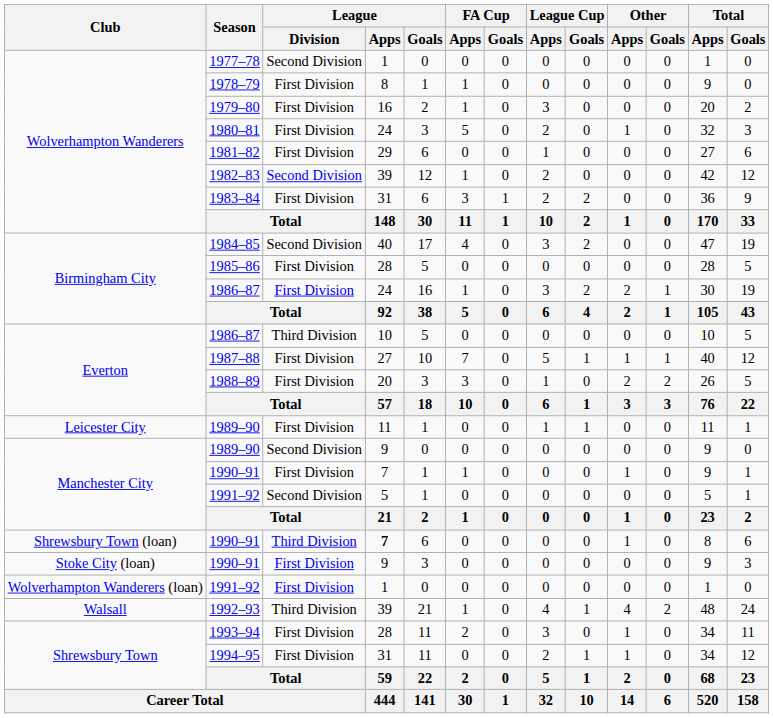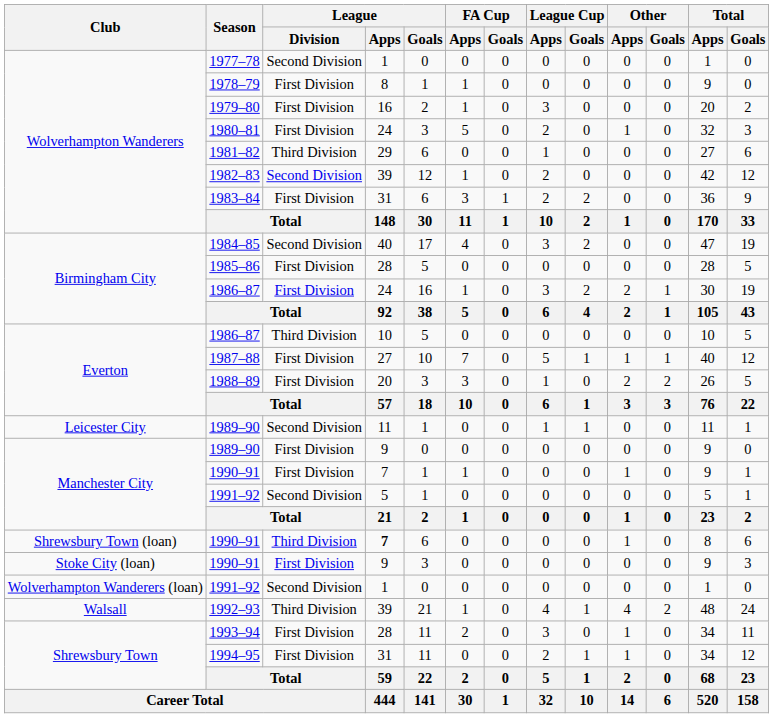(314, 152) First Division -> (314, 152) Third Division
(314, 426) First Division -> (314, 426) Second Division
(314, 449) Second Division -> (314, 449) First Division
(314, 586) First Division -> (314, 586) Second Division
